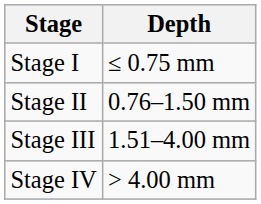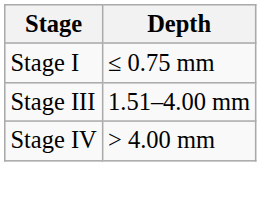- row: (49, 101)
